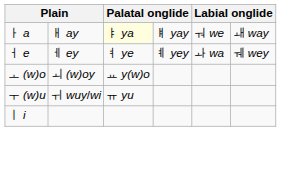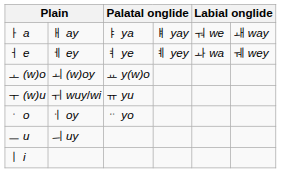(120, 33) lightyellow background -> (120, 33) no background
+ row: (19, 115)
+ row: (19, 136)
